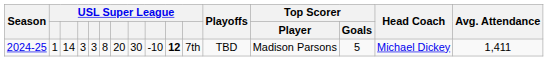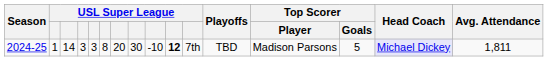(414, 47) no background -> (414, 47) lavender background
(498, 47) 1,411 -> (498, 47) 1,811
